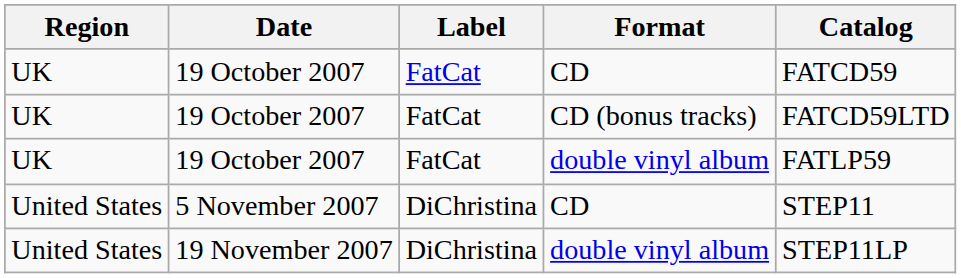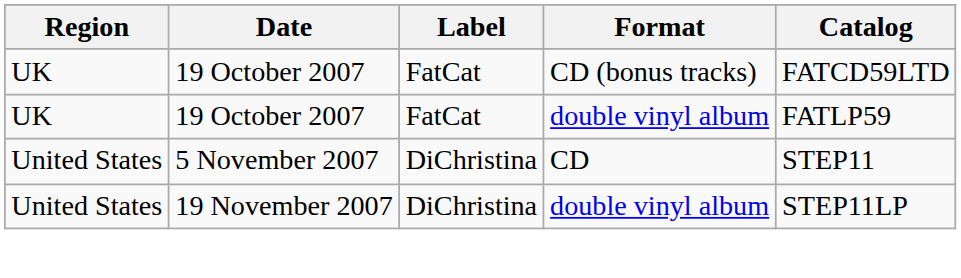- row: (270, 71)
